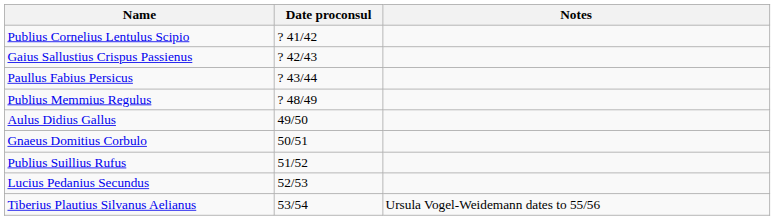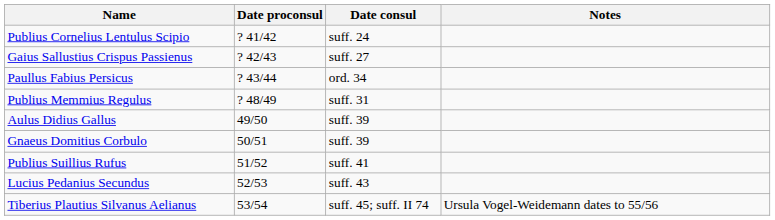+ column: (383, 15)
